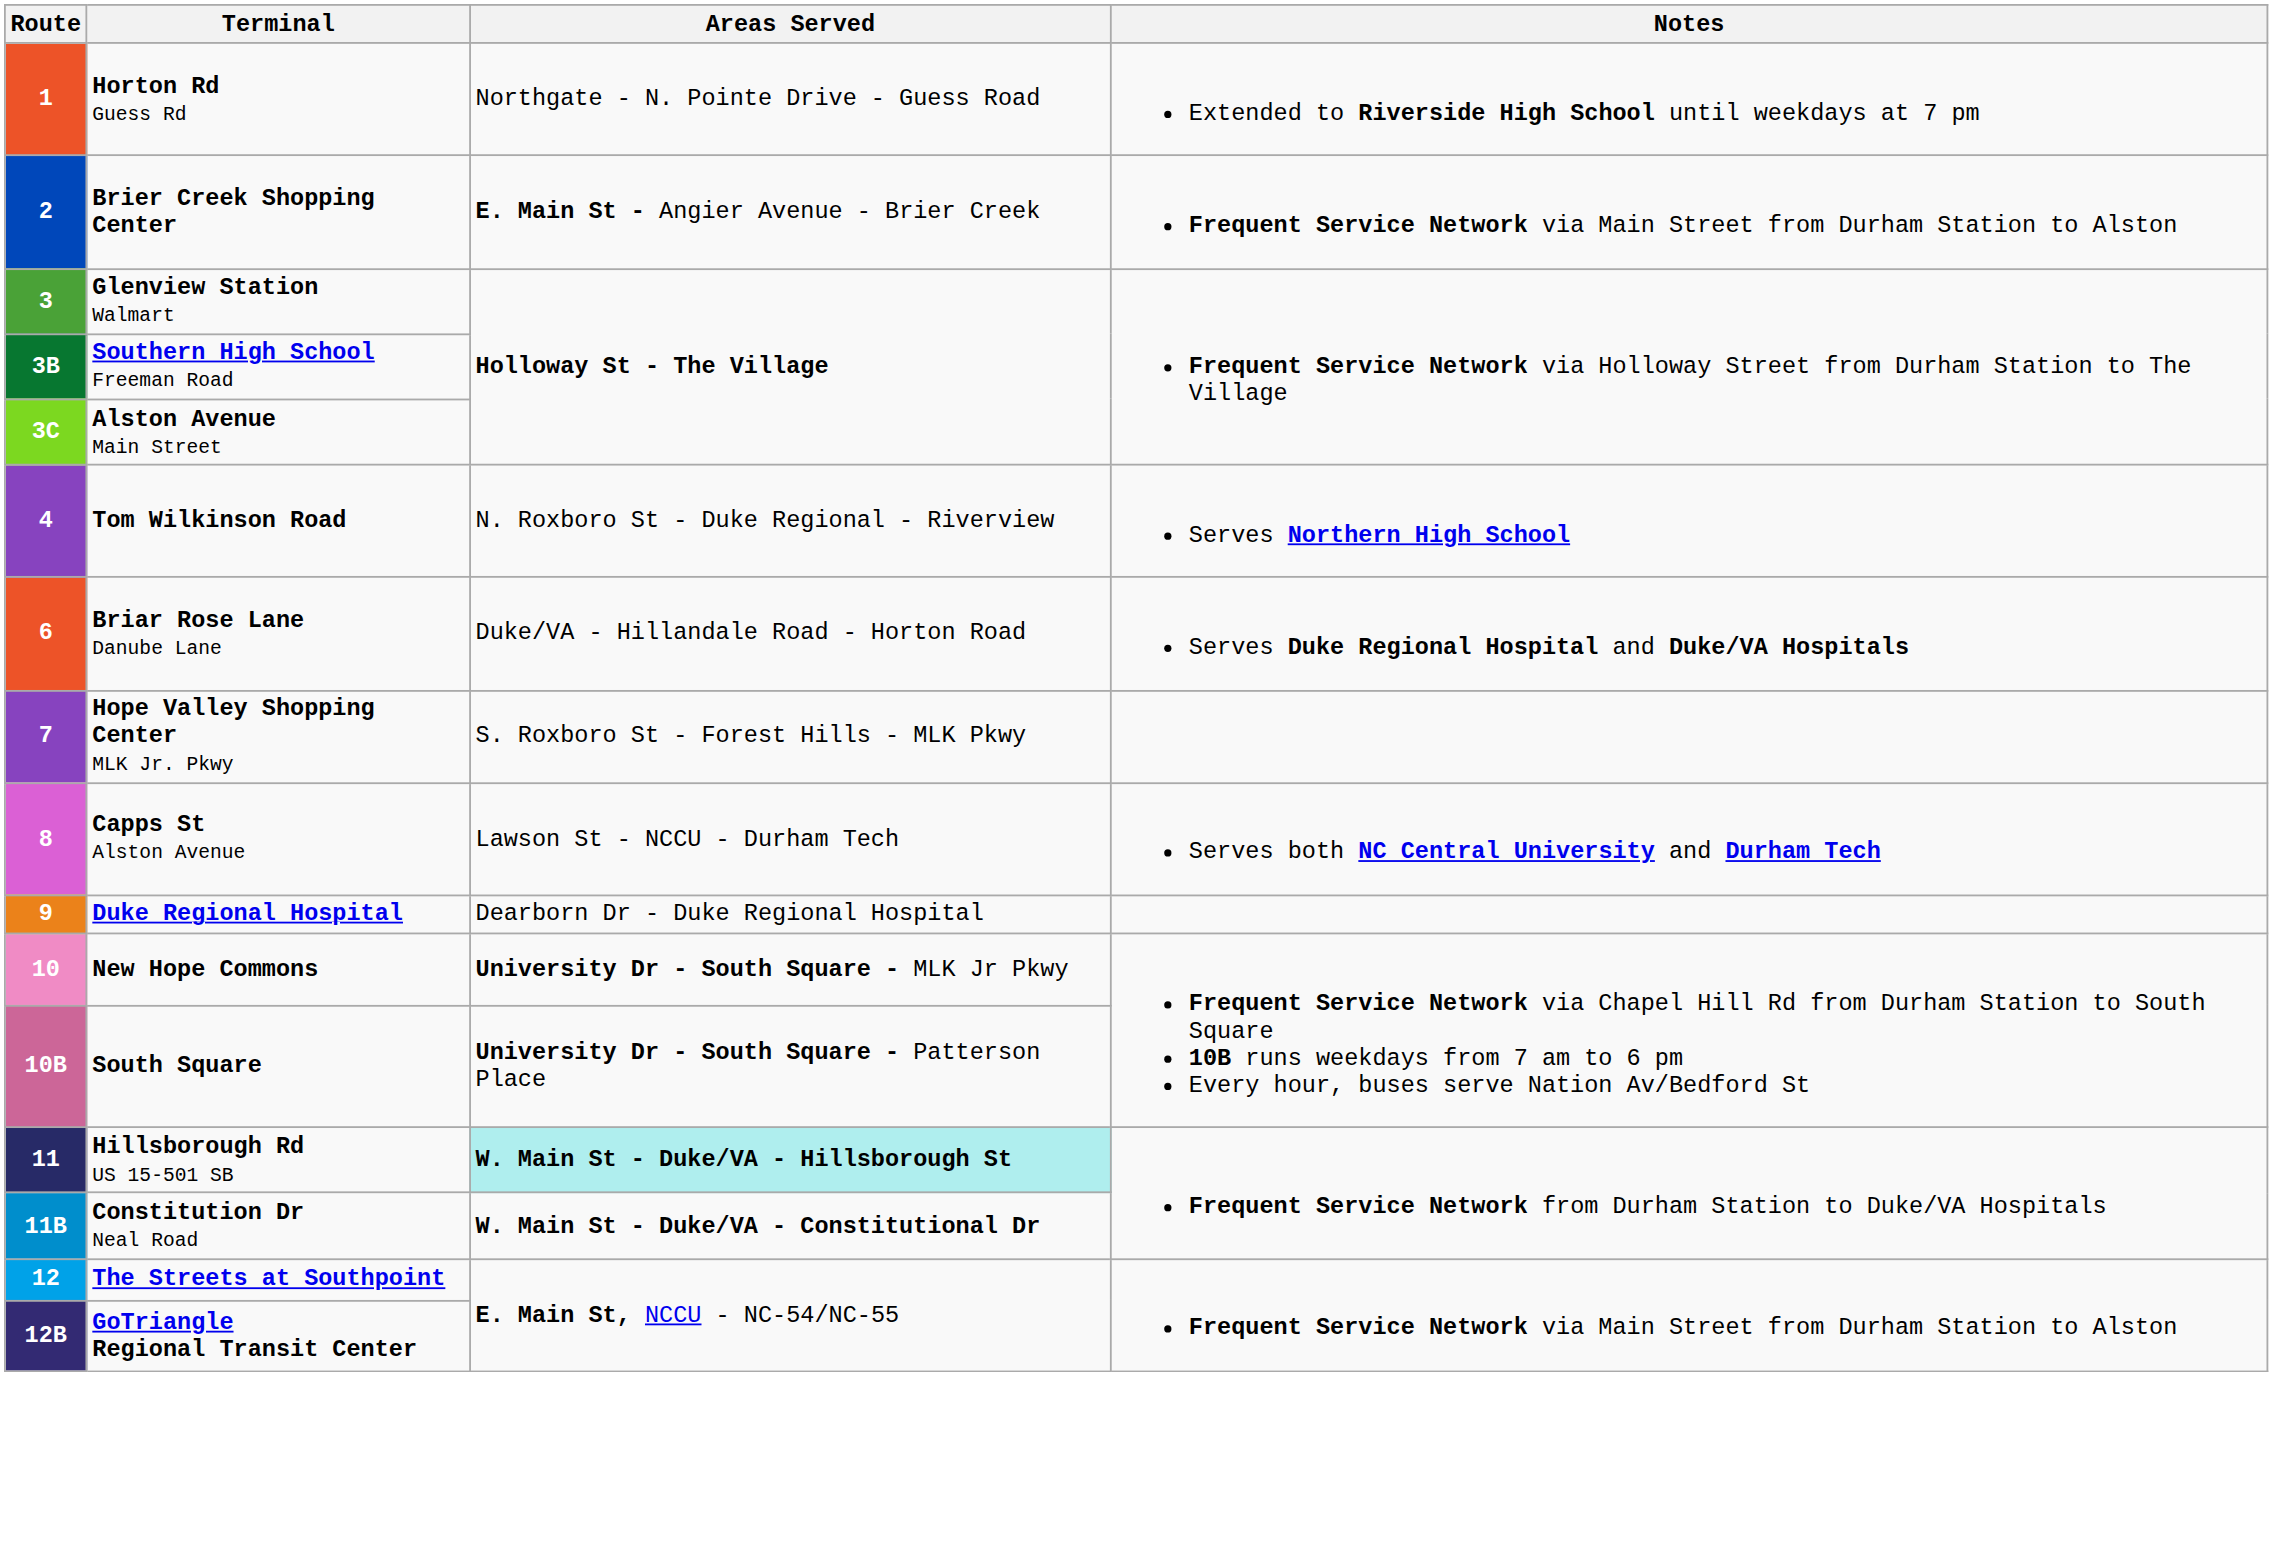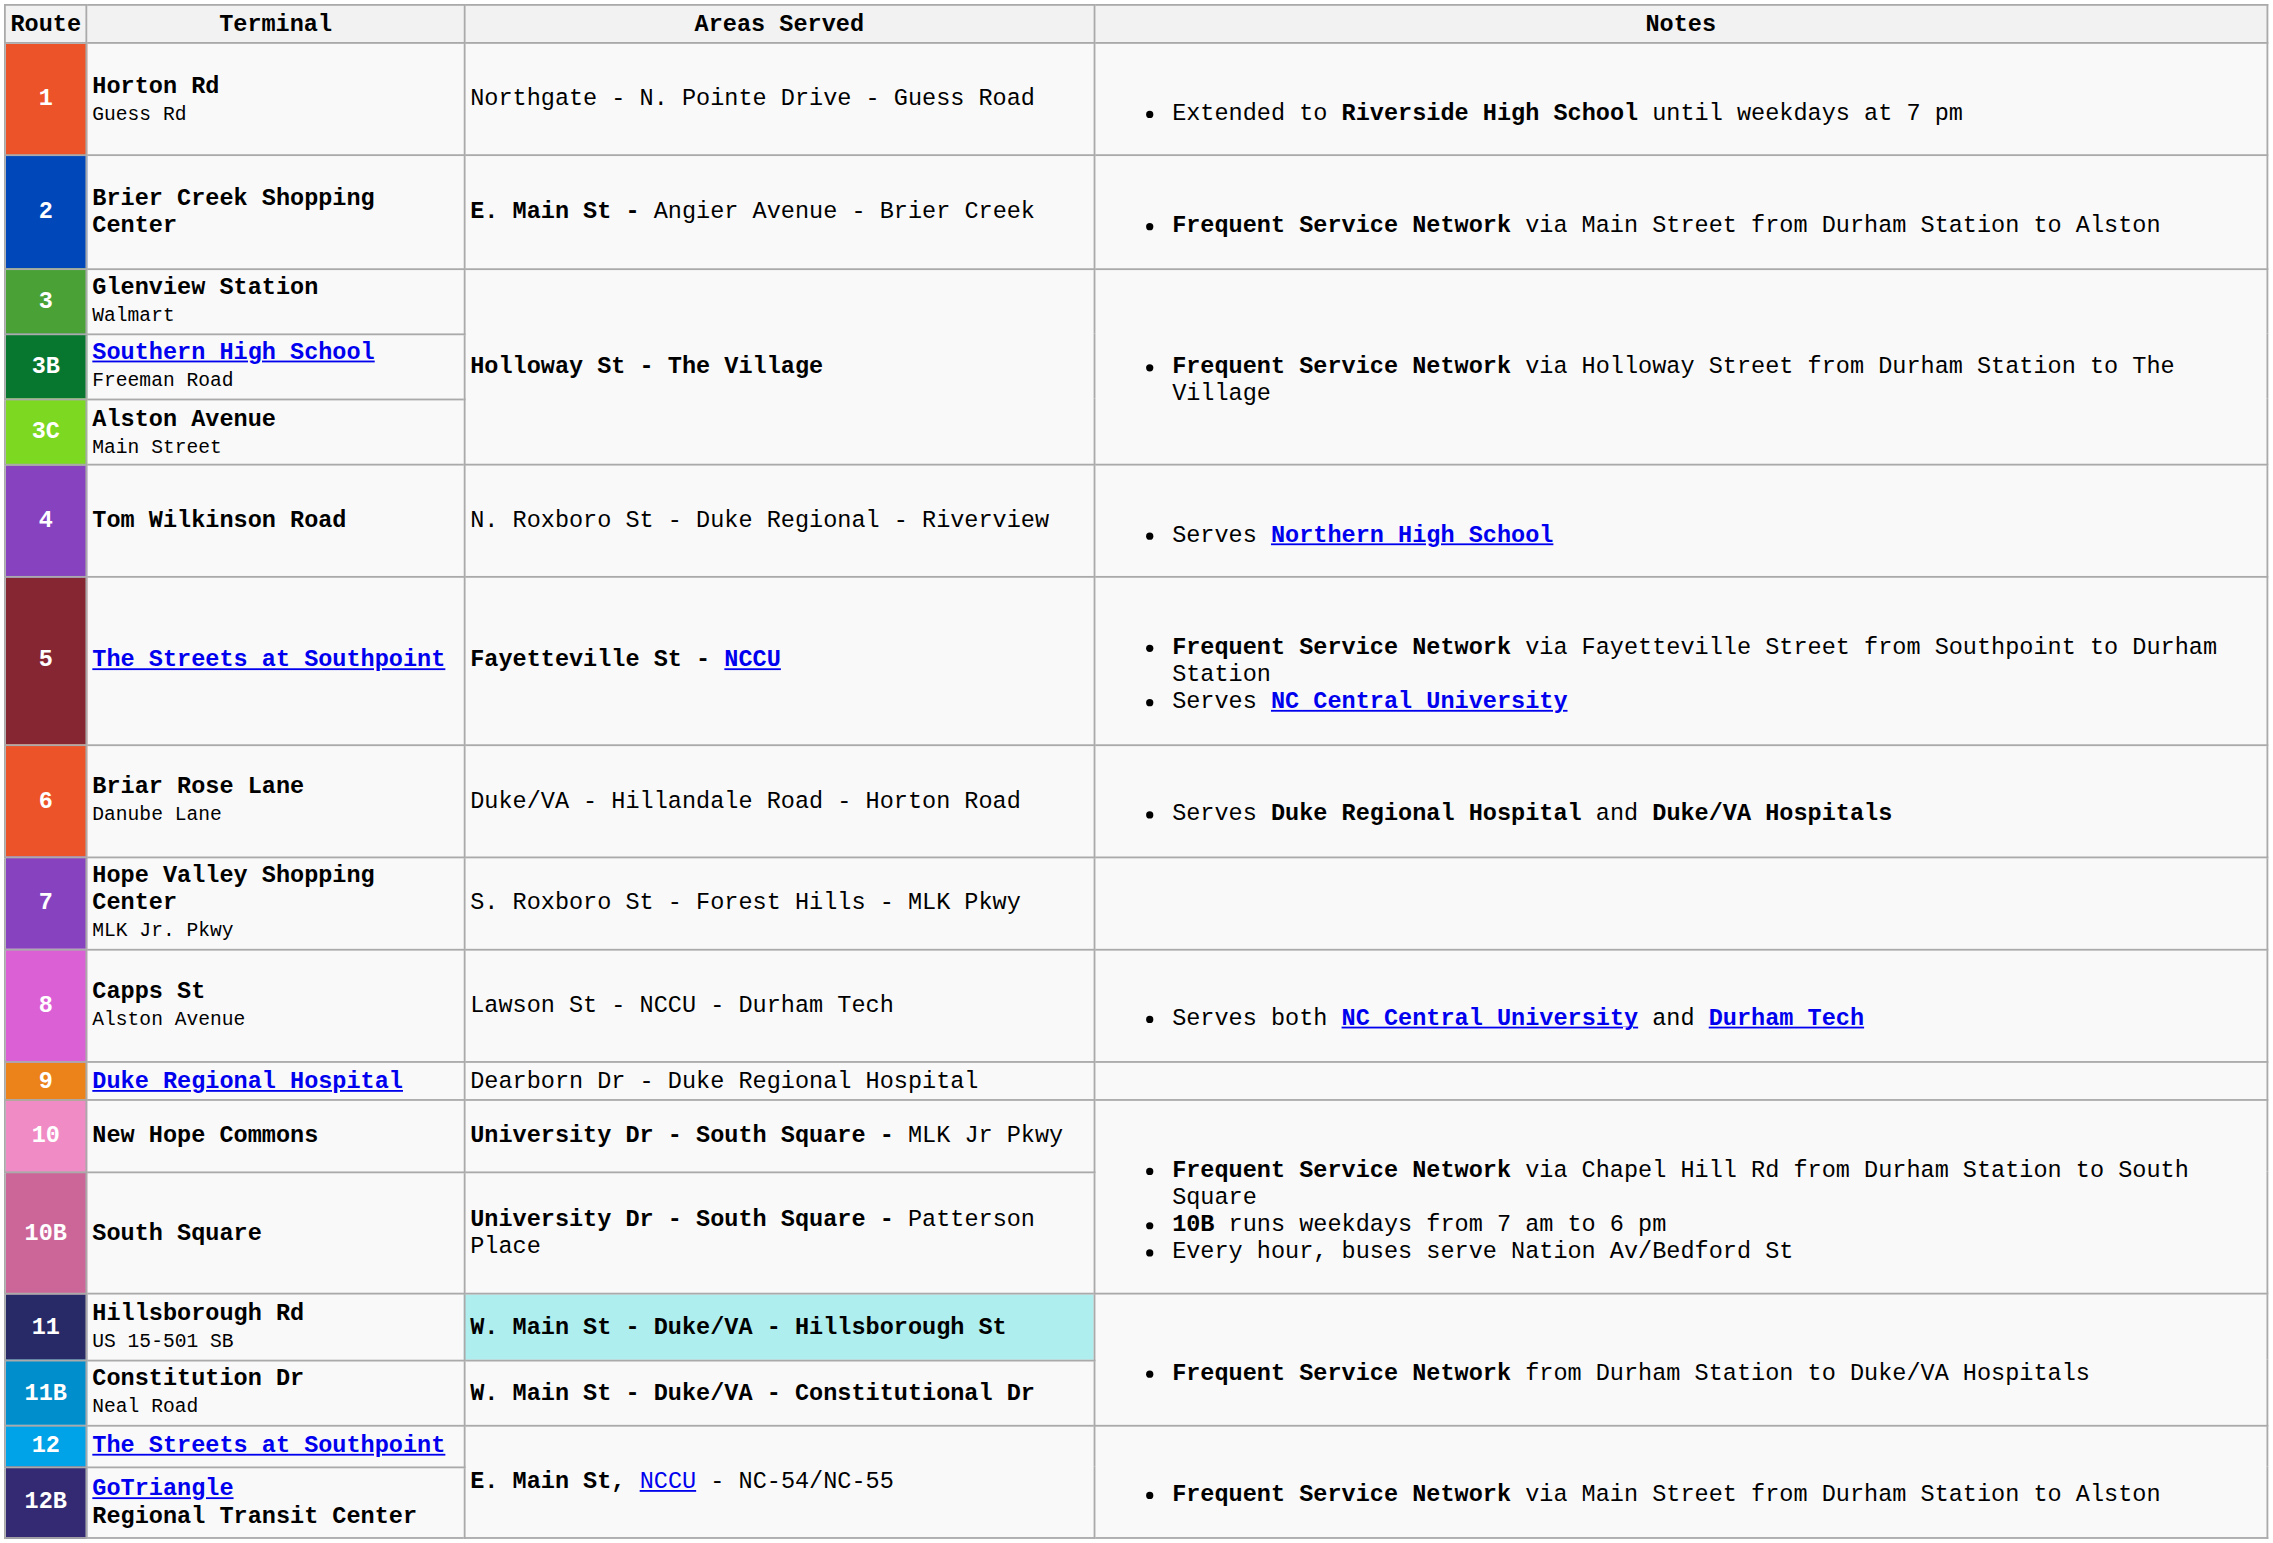+ row: (46, 661)
